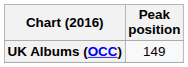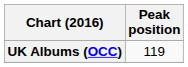(154, 51) 149 -> (154, 51) 119
